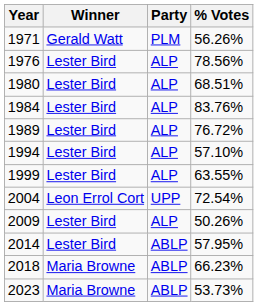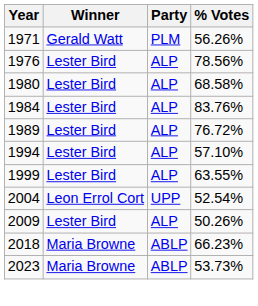(219, 84) 68.51% -> (219, 84) 68.58%
(219, 198) 72.54% -> (219, 198) 52.54%
- row: (24, 244)
